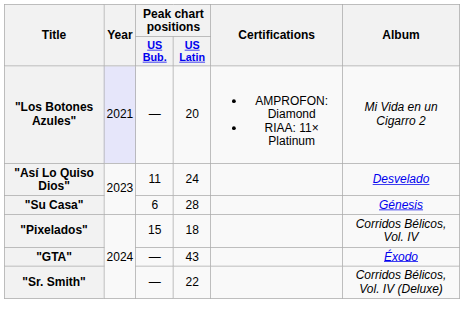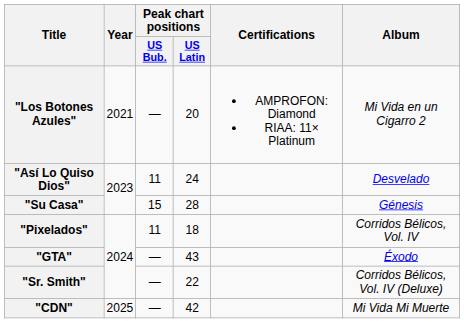(120, 114) lavender background -> (120, 114) no background
(155, 205) 6 -> (155, 205) 15
(155, 230) 15 -> (155, 230) 11
+ row: (54, 308)
